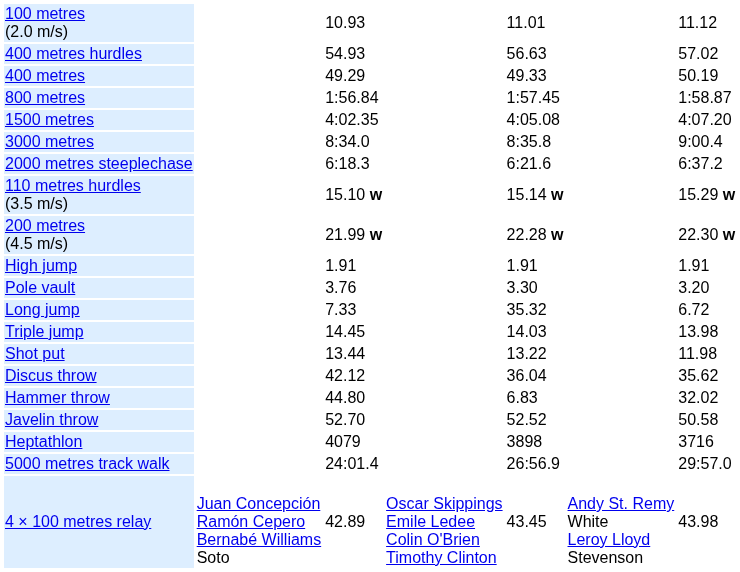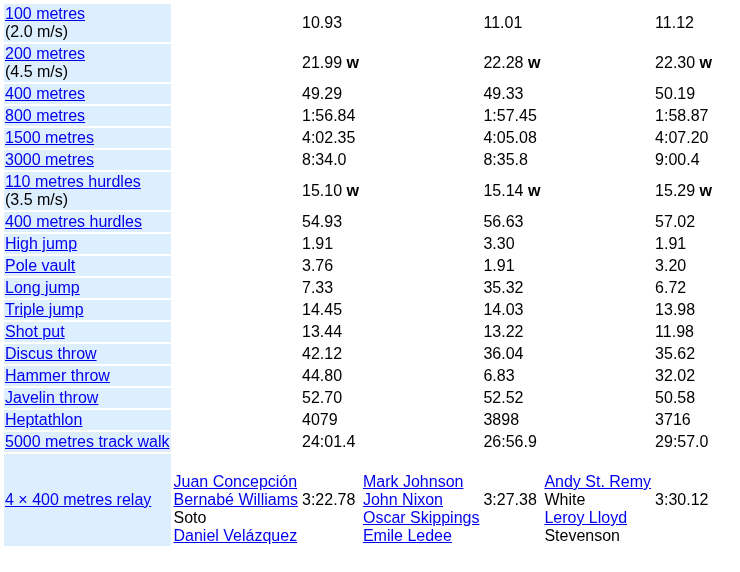rows swapped: (45, 234) <-> (73, 54)
- row: (99, 164)
(522, 266) 1.91 -> (499, 244) 3.30
(522, 288) 3.30 -> (499, 266) 1.91
- row: (78, 522)
+ row: (78, 500)
